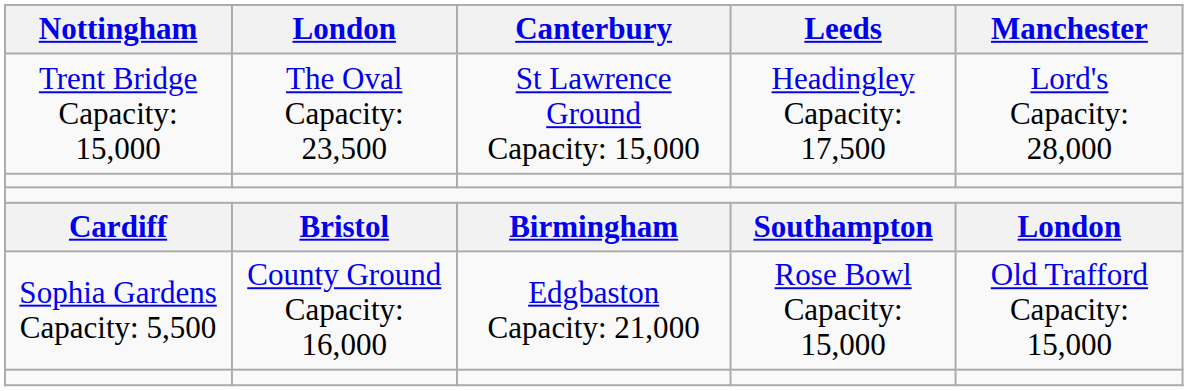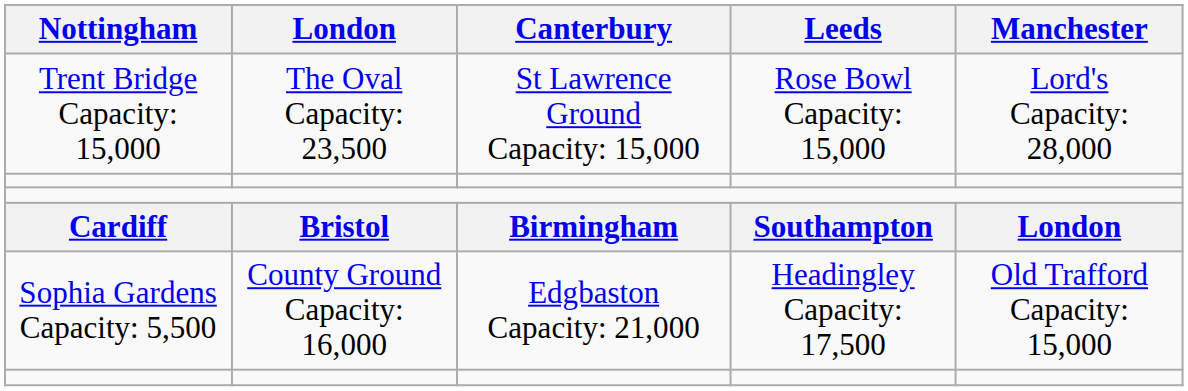(843, 113) Headingley Capacity: 17,500 -> (843, 113) Rose Bowl Capacity: 15,000
(843, 310) Rose Bowl Capacity: 15,000 -> (843, 310) Headingley Capacity: 17,500
